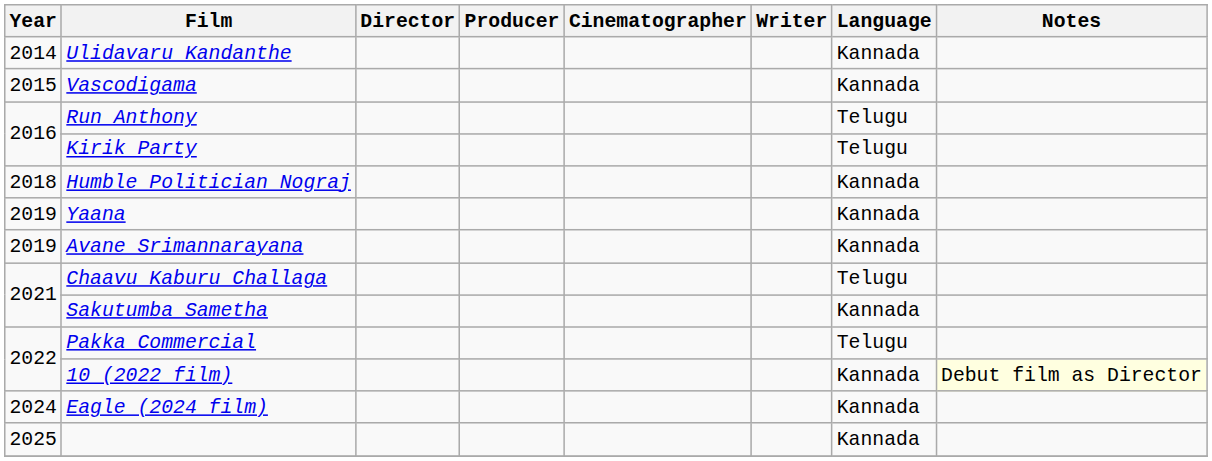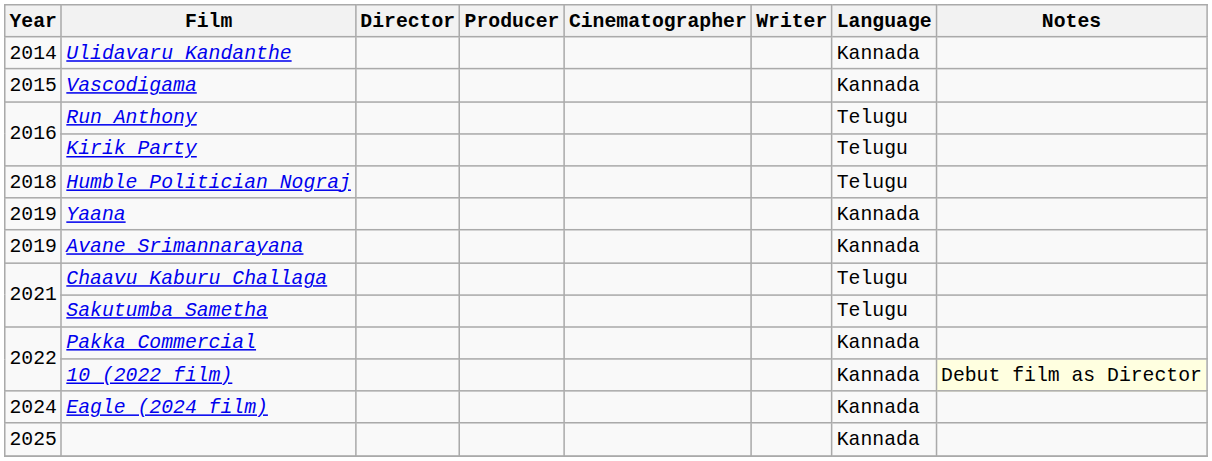(878, 182) Kannada -> (872, 182) Telugu
(878, 311) Kannada -> (872, 311) Telugu
(872, 343) Telugu -> (878, 343) Kannada
